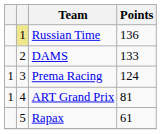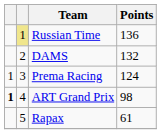(129, 55) 133 -> (129, 55) 132
(11, 96) normal -> (11, 96) bold
(126, 96) 81 -> (126, 96) 98
